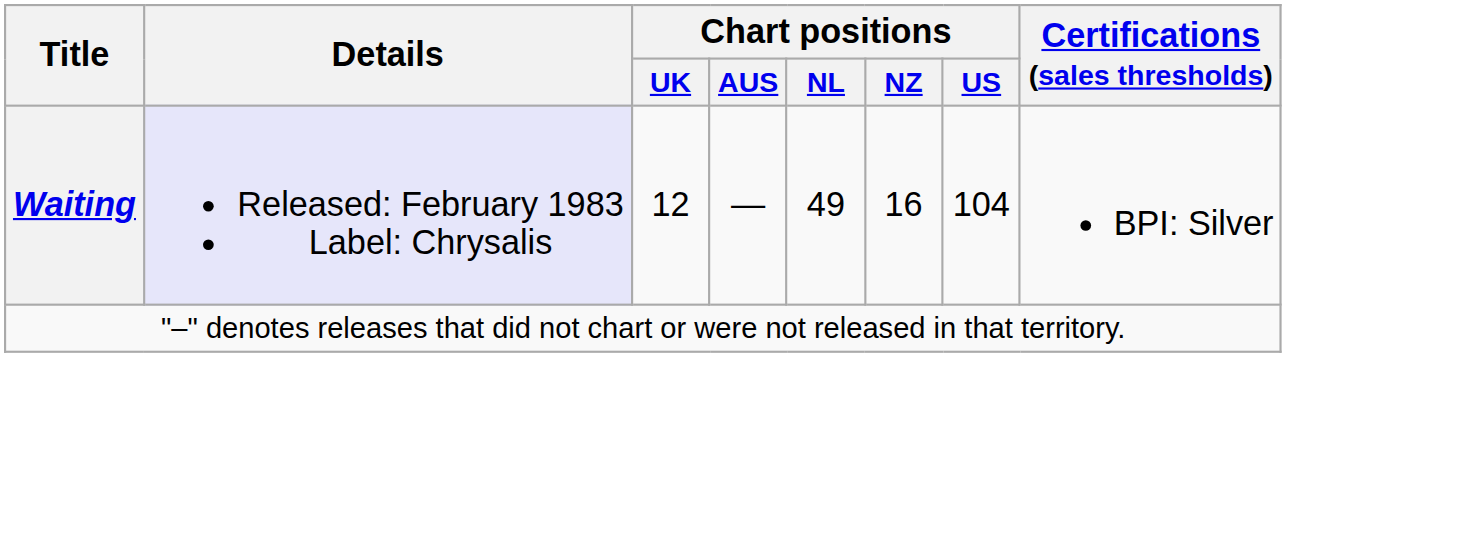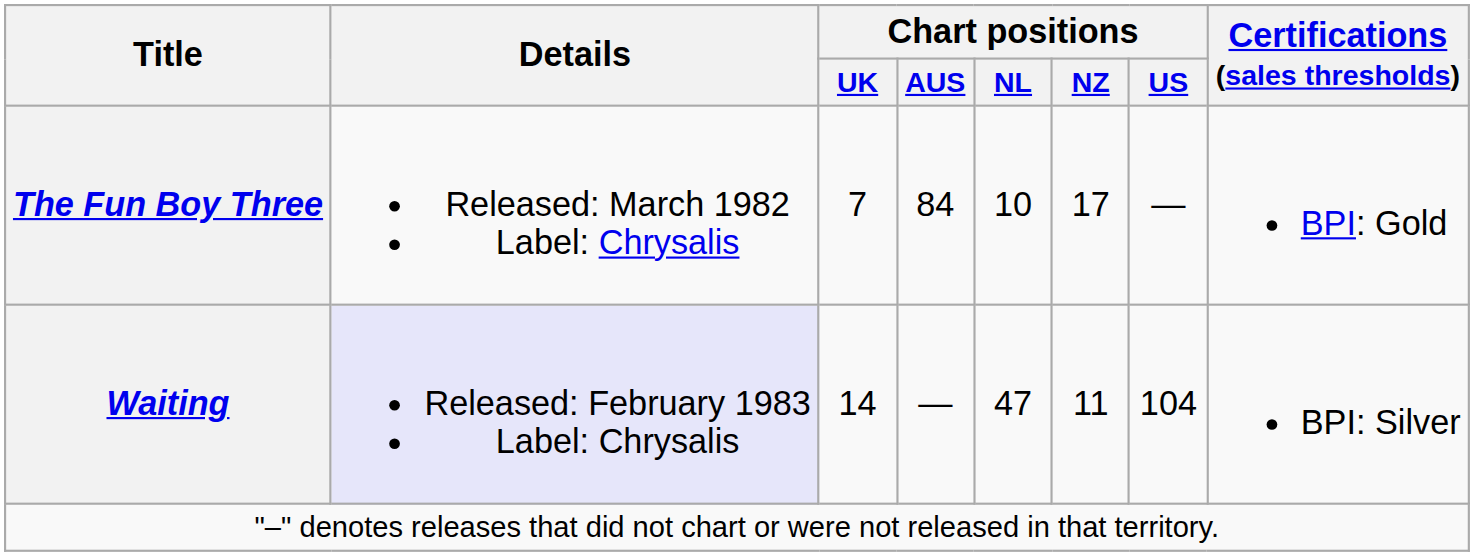+ row: (168, 204)
(670, 204) 12 -> (858, 404) 14
(826, 204) 49 -> (1013, 404) 47
(904, 204) 16 -> (1091, 404) 11
